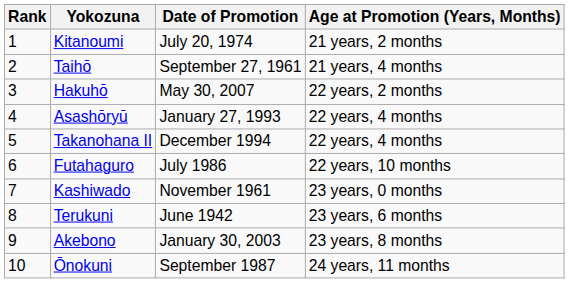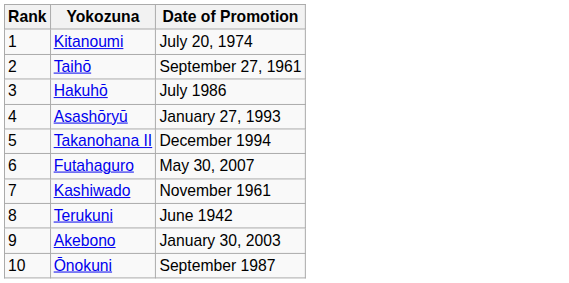- column: (435, 16)
(207, 91) May 30, 2007 -> (193, 91) July 1986
(193, 166) July 1986 -> (207, 166) May 30, 2007
